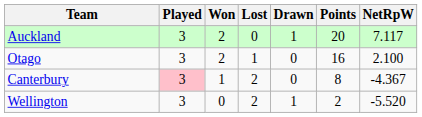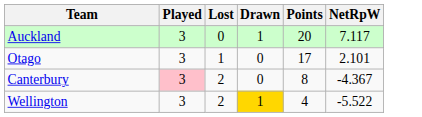- column: (222, 15)
(338, 58) 16 -> (305, 58) 17
(388, 58) 2.100 -> (355, 58) 2.101
(294, 101) no background -> (260, 101) gold background
(338, 101) 2 -> (305, 101) 4
(388, 101) -5.520 -> (355, 101) -5.522
